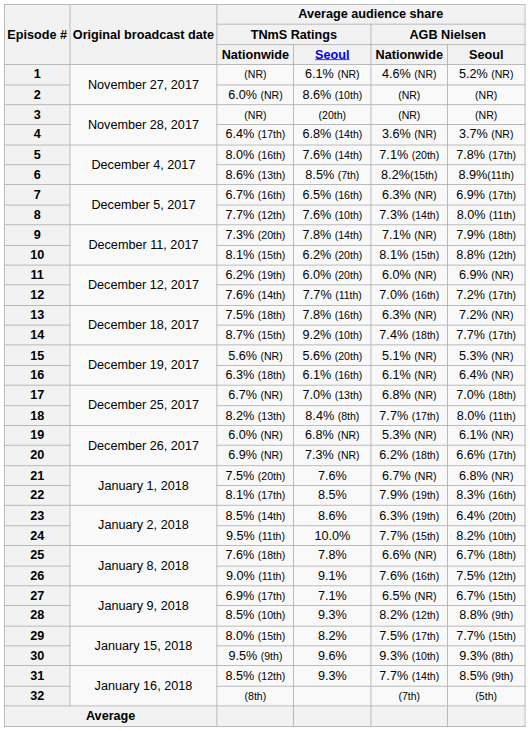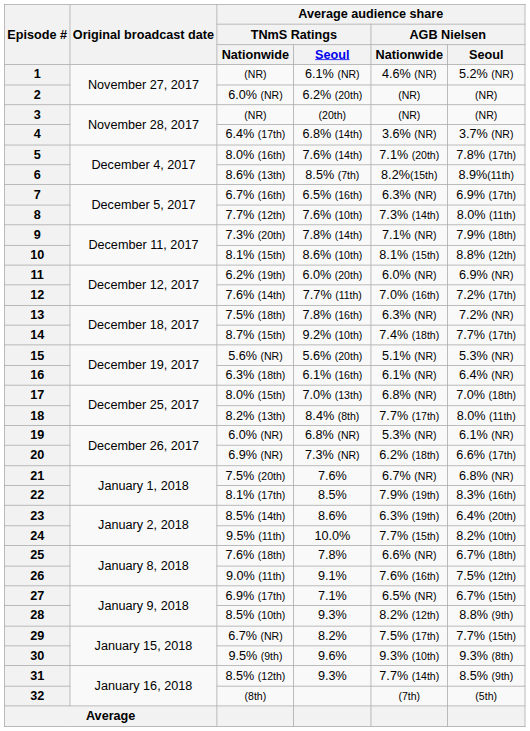(332, 94) 8.6% (10th) -> (332, 94) 6.2% (20th)
(332, 255) 6.2% (20th) -> (332, 255) 8.6% (10th)
(255, 395) 6.7% (NR) -> (255, 395) 8.0% (15th)
(255, 635) 8.0% (15th) -> (255, 635) 6.7% (NR)
